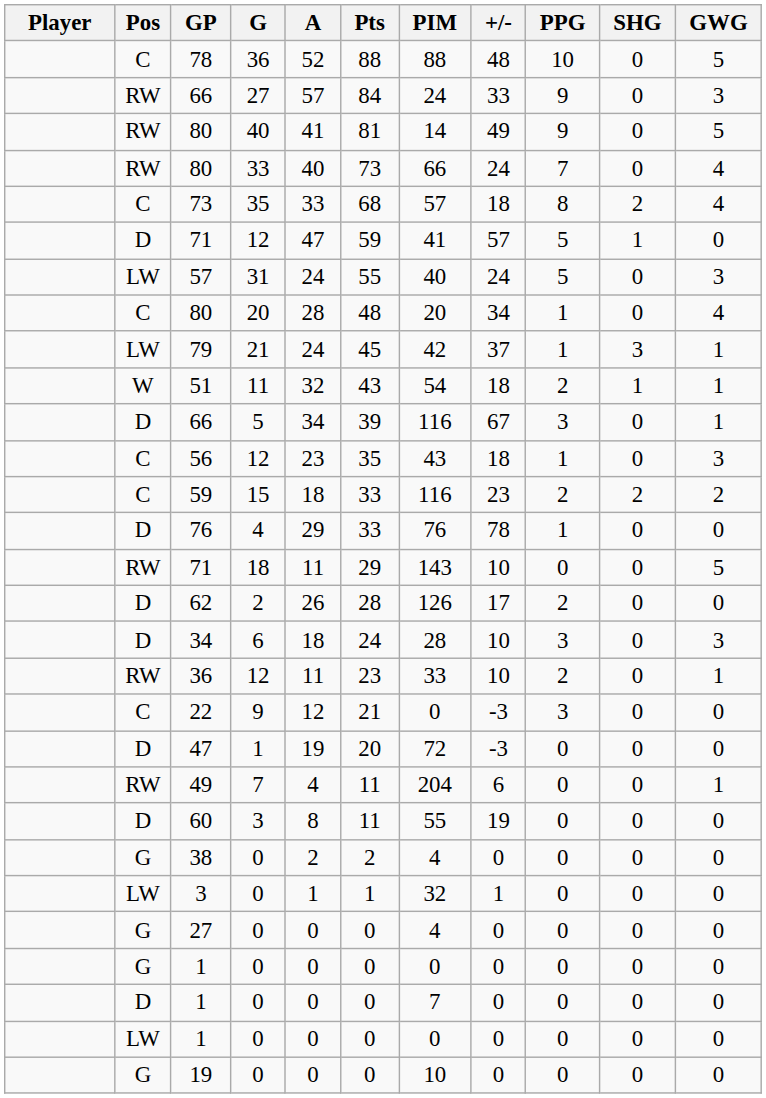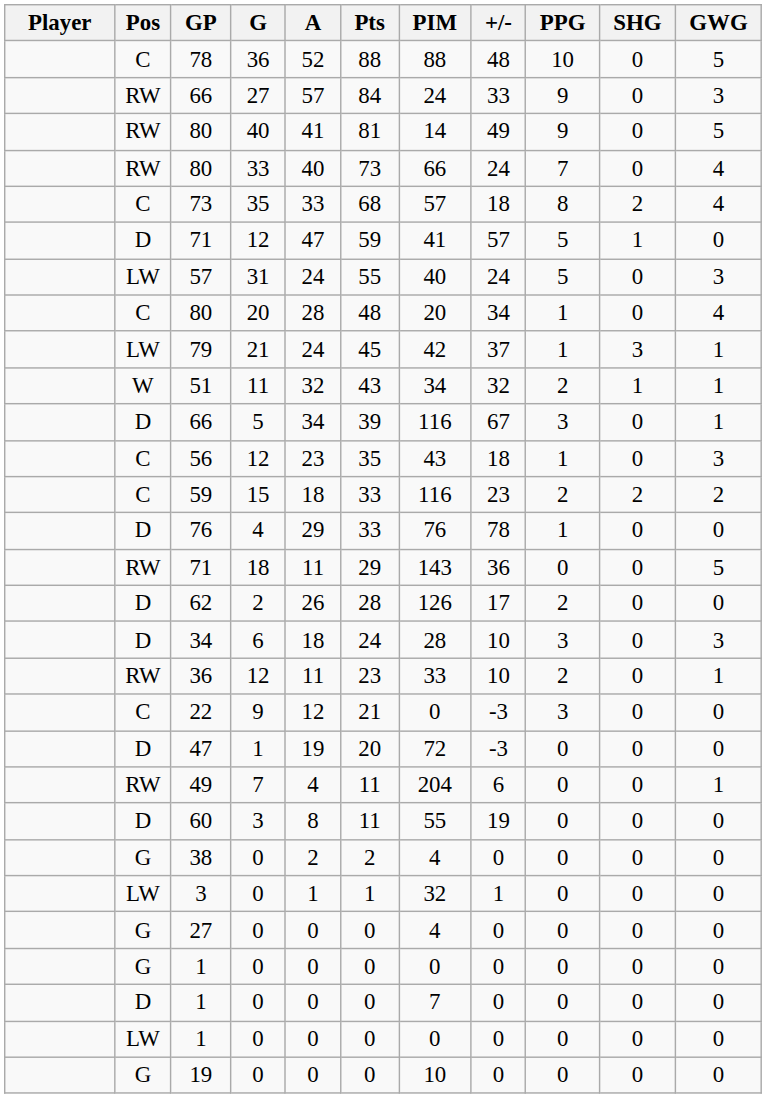(435, 385) 54 -> (435, 385) 34
(498, 385) 18 -> (498, 385) 32
(498, 566) 10 -> (498, 566) 36
